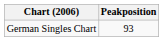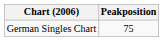(129, 28) 93 -> (129, 28) 75
